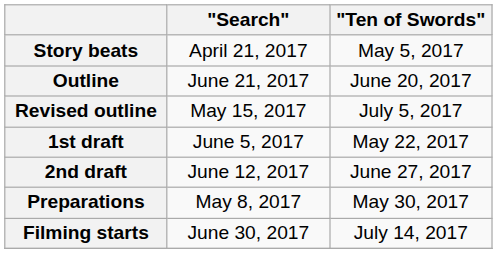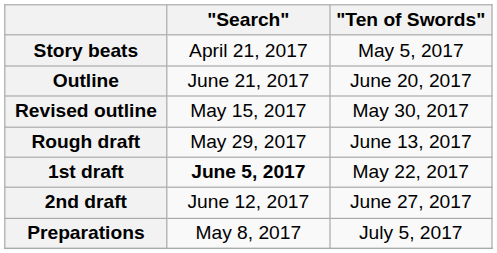(411, 111) July 5, 2017 -> (411, 111) May 30, 2017
+ row: (86, 141)
(248, 141) normal -> (248, 172) bold
(411, 202) May 30, 2017 -> (411, 233) July 5, 2017
- row: (86, 233)
